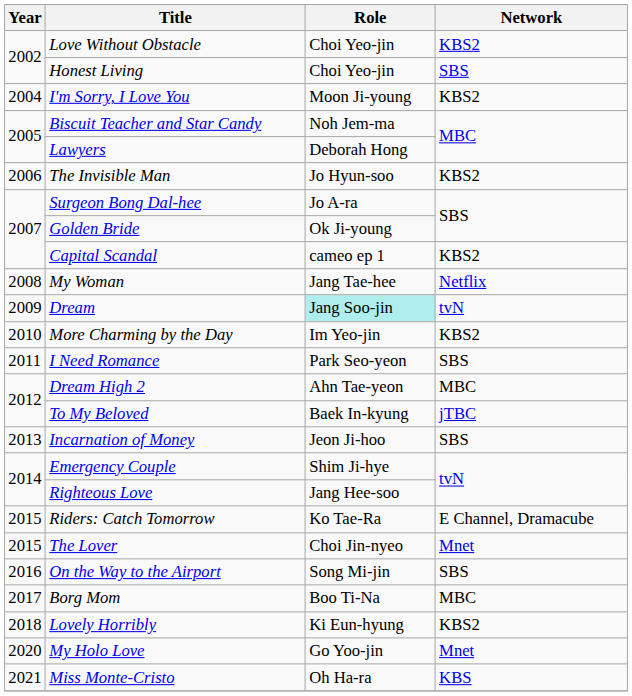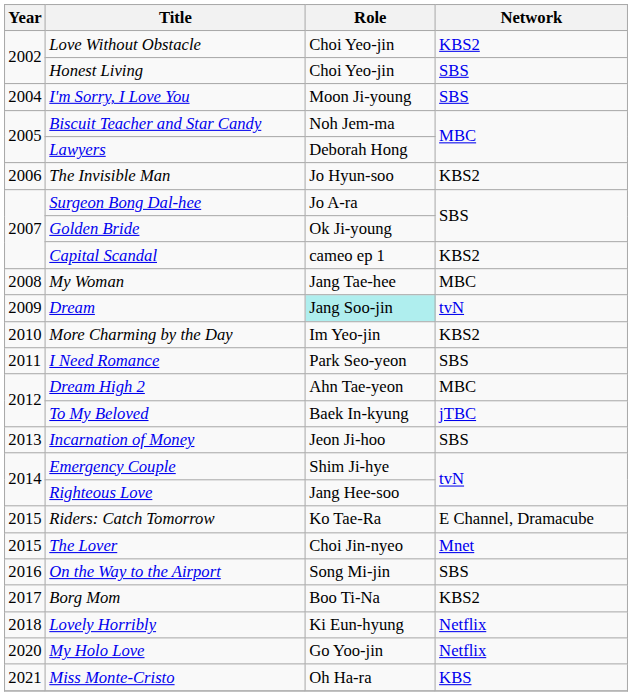(459, 96) KBS2 -> (454, 96) SBS
(463, 281) Netflix -> (458, 281) MBC
(458, 598) MBC -> (459, 598) KBS2
(459, 624) KBS2 -> (463, 624) Netflix
(457, 651) Mnet -> (463, 651) Netflix
